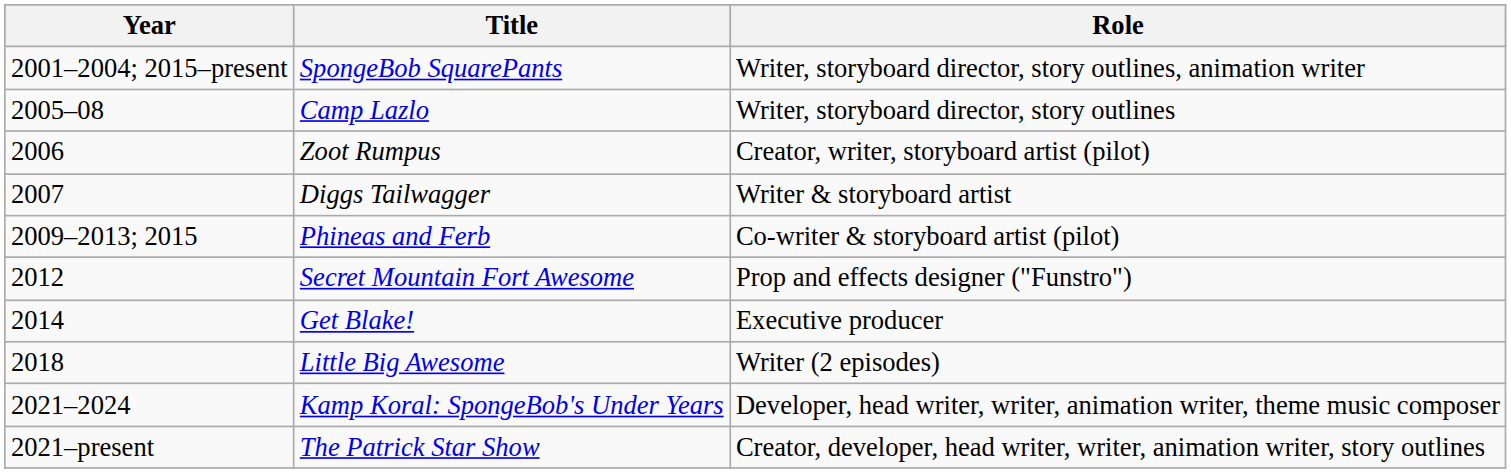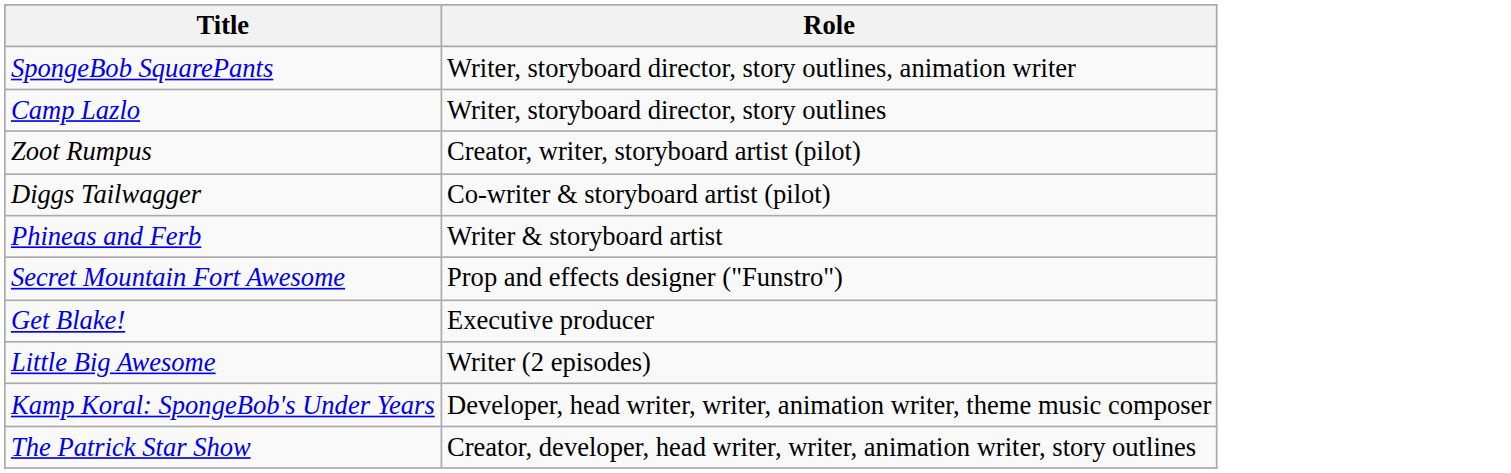- column: (149, 25)
(874, 194) Writer & storyboard artist -> (639, 194) Co-writer & storyboard artist (pilot)
(928, 236) Co-writer & storyboard artist (pilot) -> (585, 236) Writer & storyboard artist
